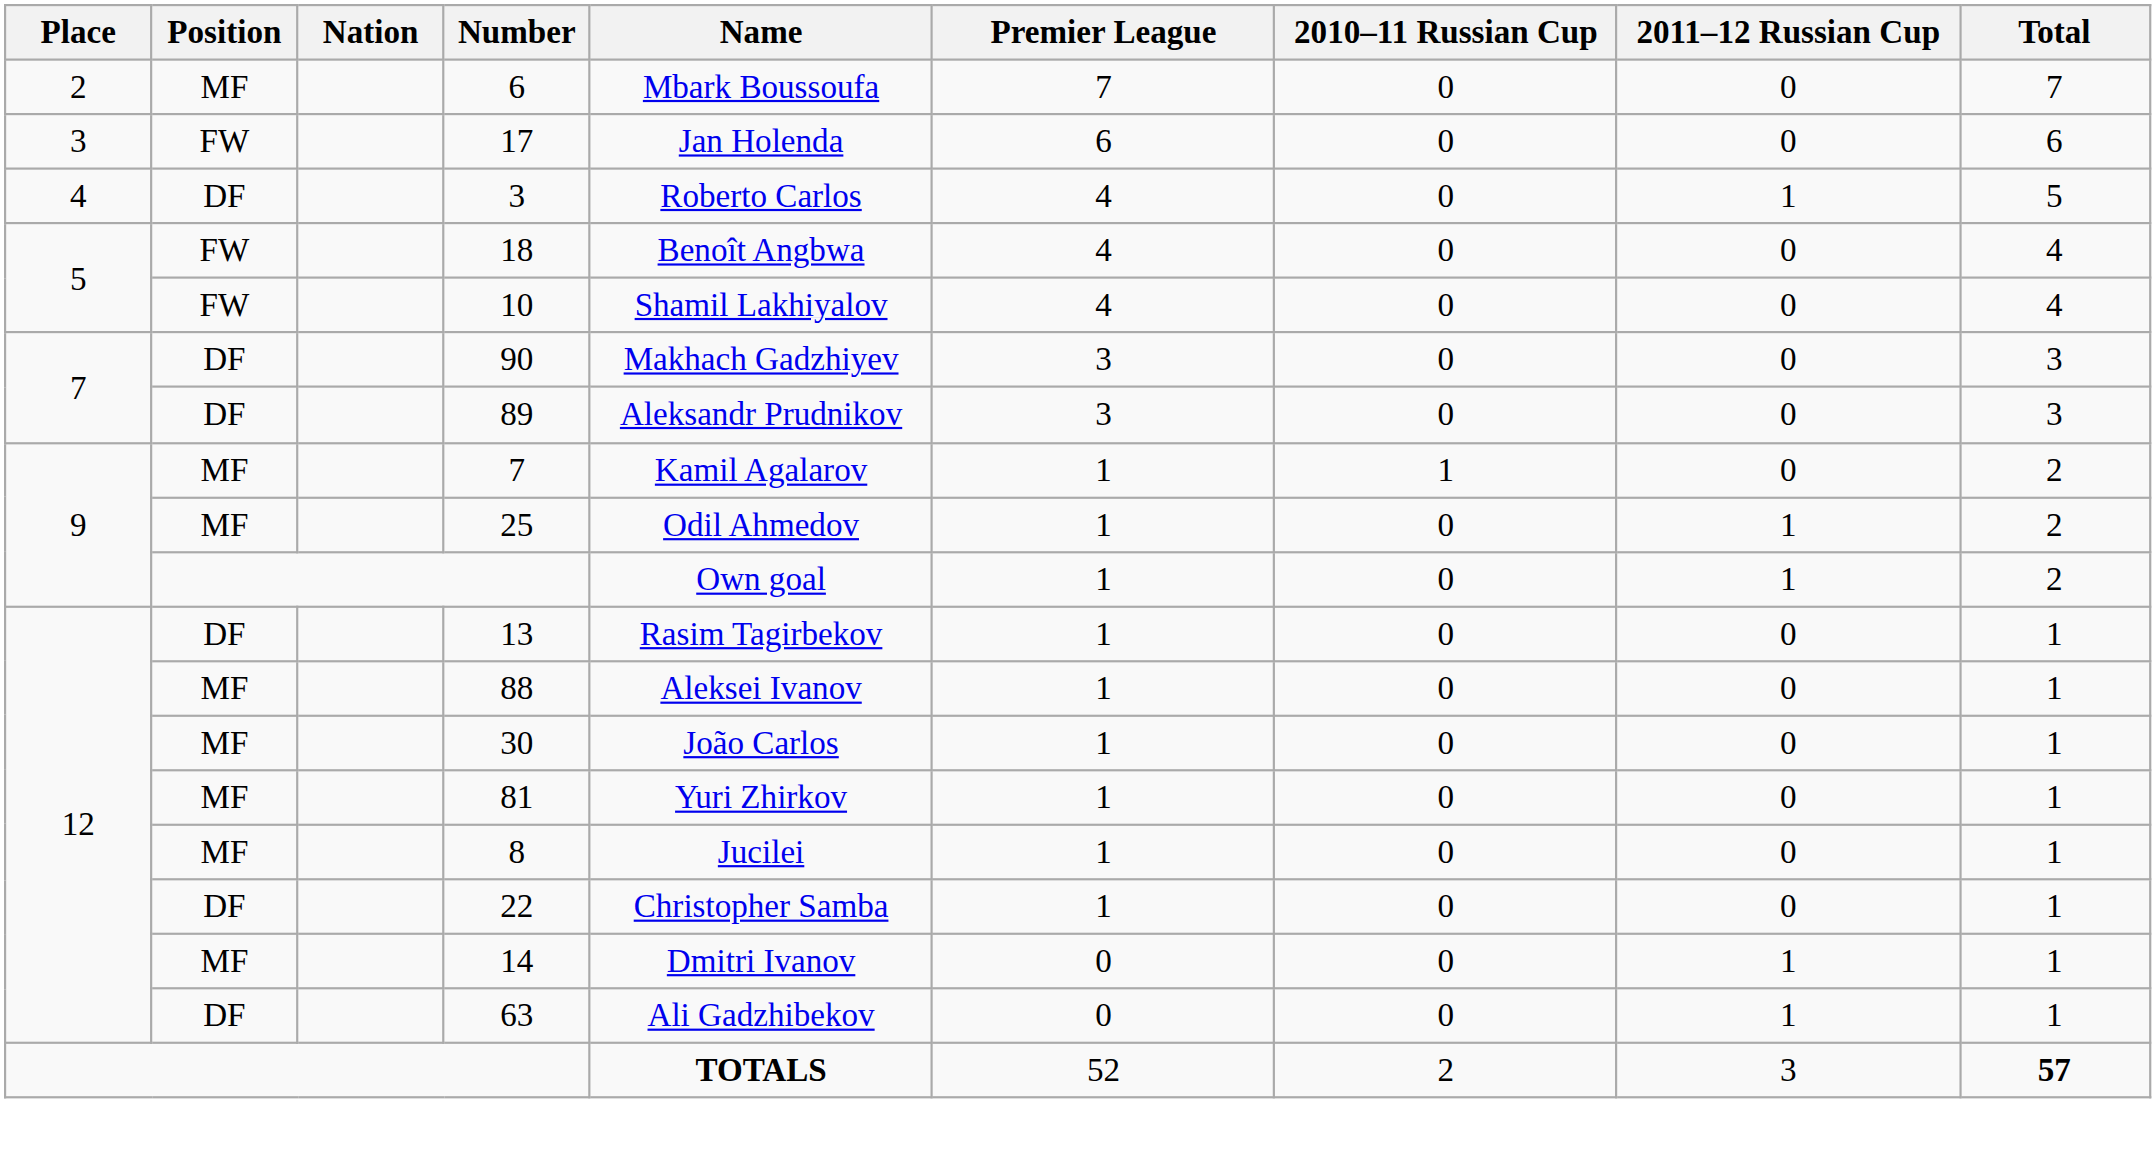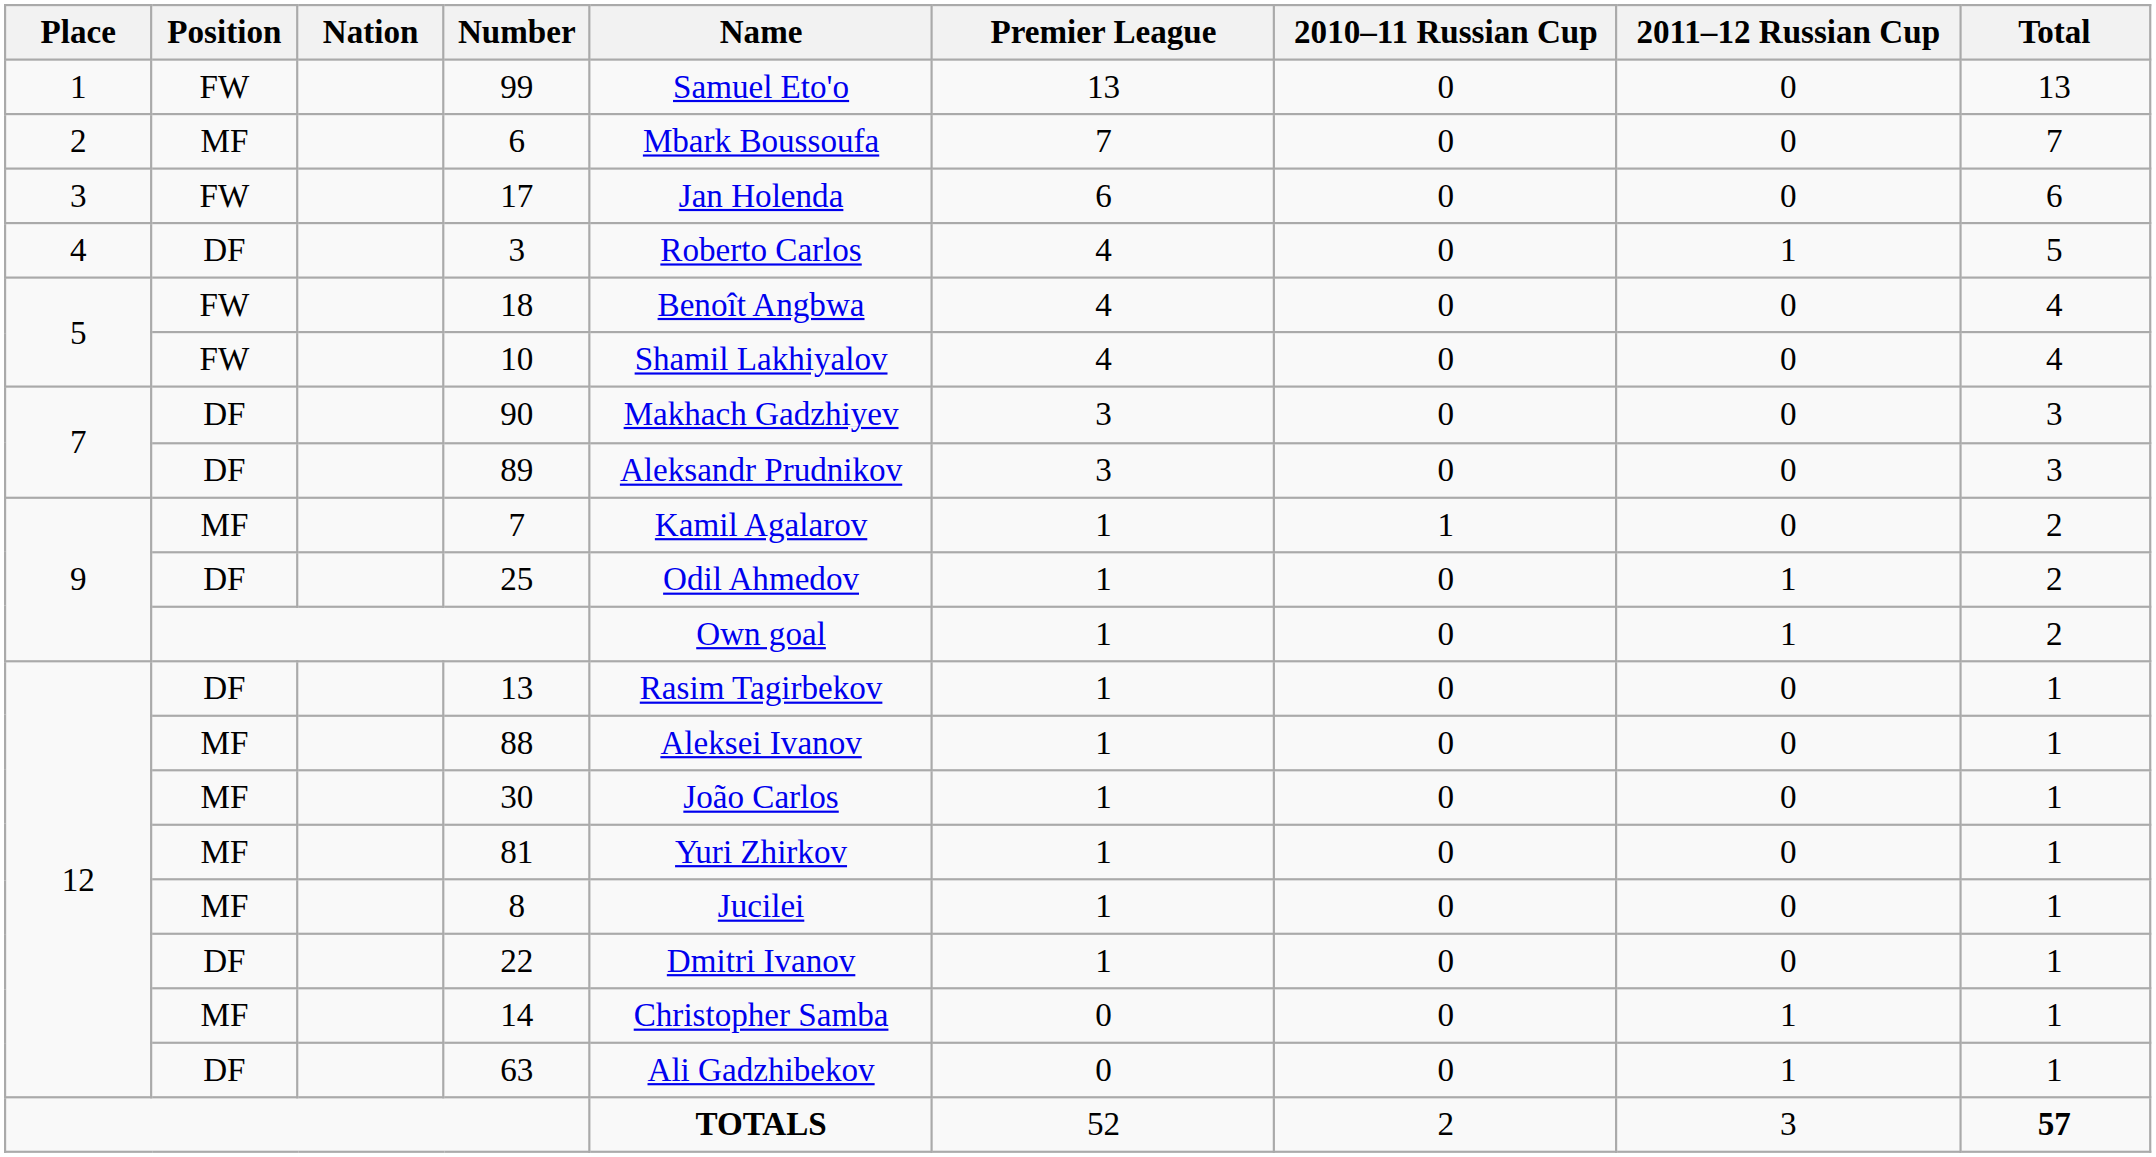+ row: (78, 86)
(224, 523) MF -> (224, 578) DF
(761, 906) Christopher Samba -> (761, 960) Dmitri Ivanov
(761, 960) Dmitri Ivanov -> (761, 1015) Christopher Samba
